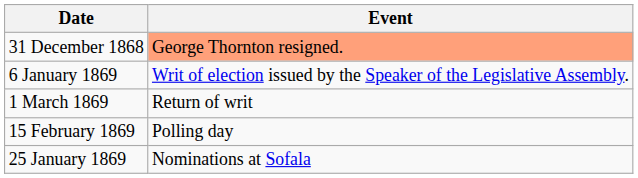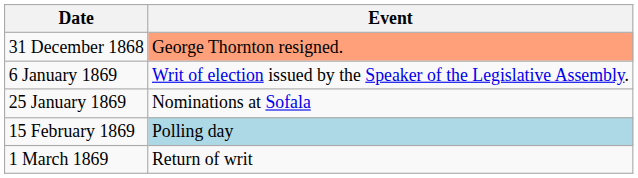rows swapped: (67, 159) <-> (58, 103)
(193, 131) no background -> (193, 131) lightblue background
